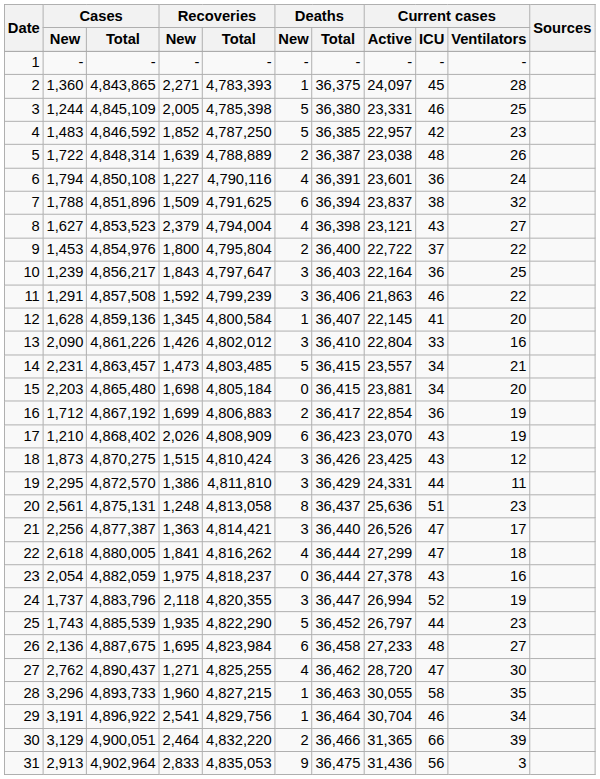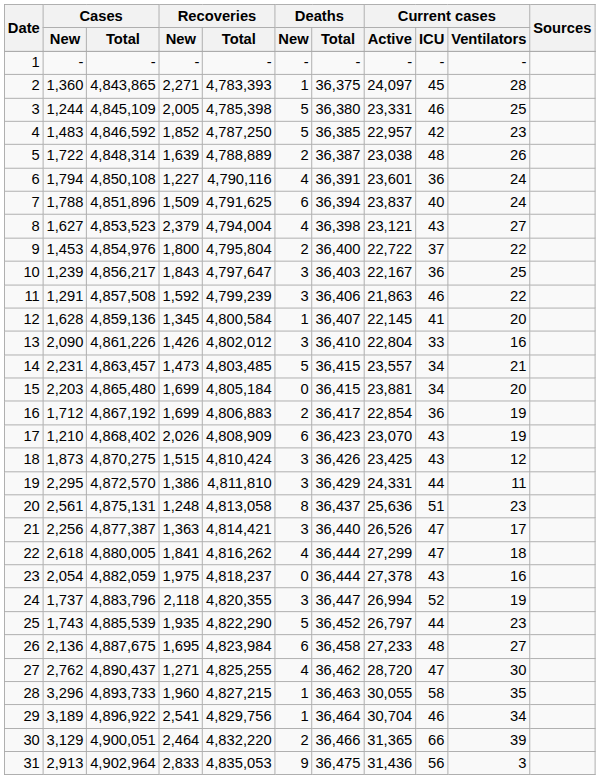(436, 202) 38 -> (436, 202) 40
(518, 202) 32 -> (518, 202) 24
(390, 272) 22,164 -> (390, 272) 22,167
(181, 389) 1,698 -> (181, 389) 1,699
(65, 716) 3,191 -> (65, 716) 3,189
